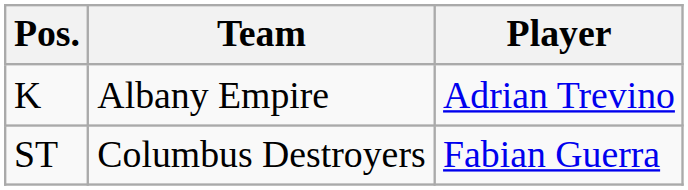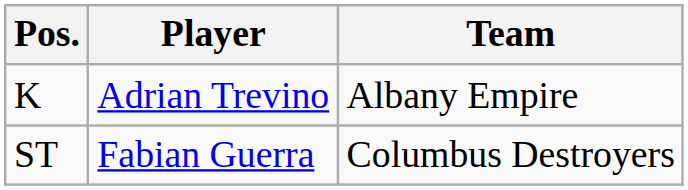columns swapped: (559, 34) <-> (262, 34)
